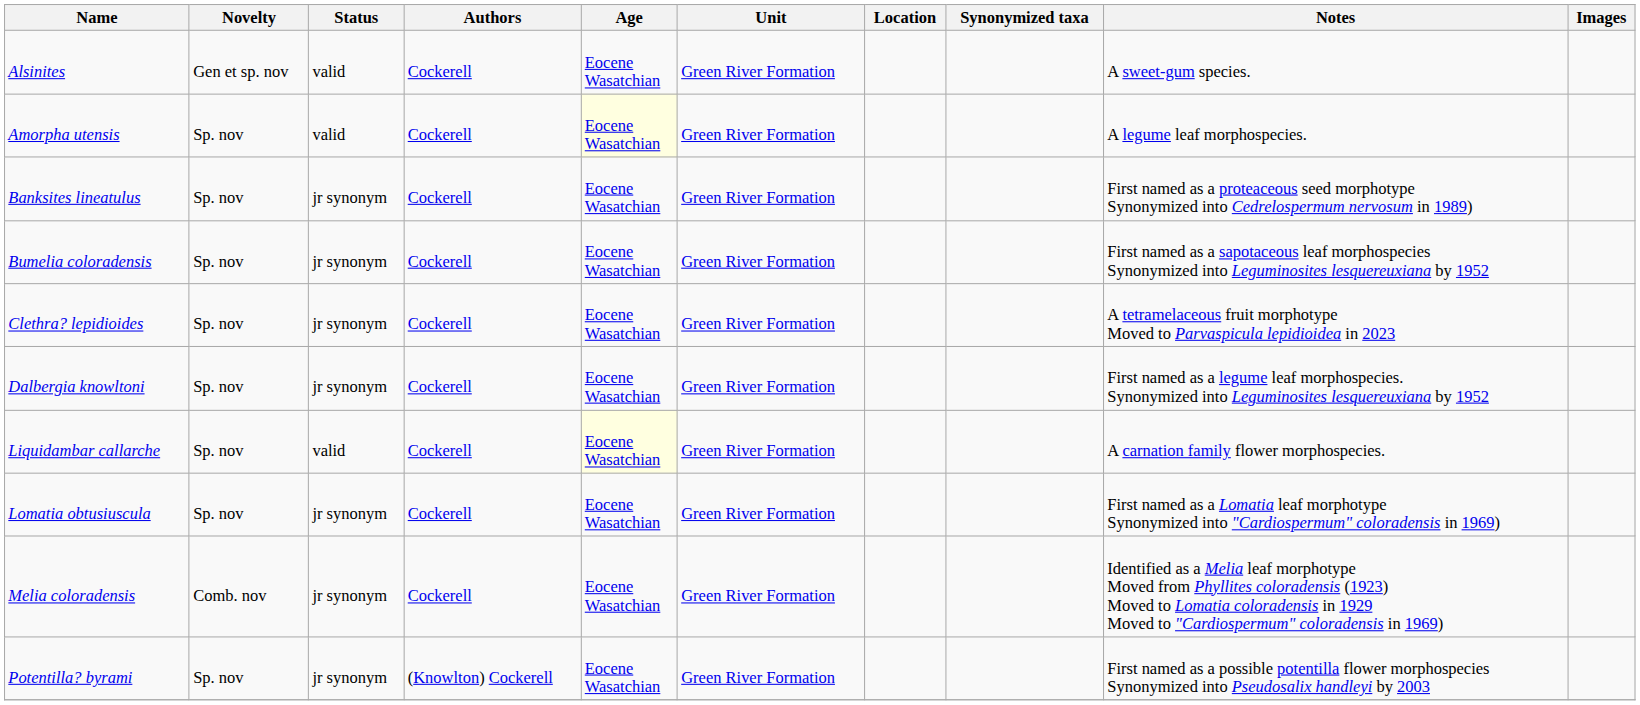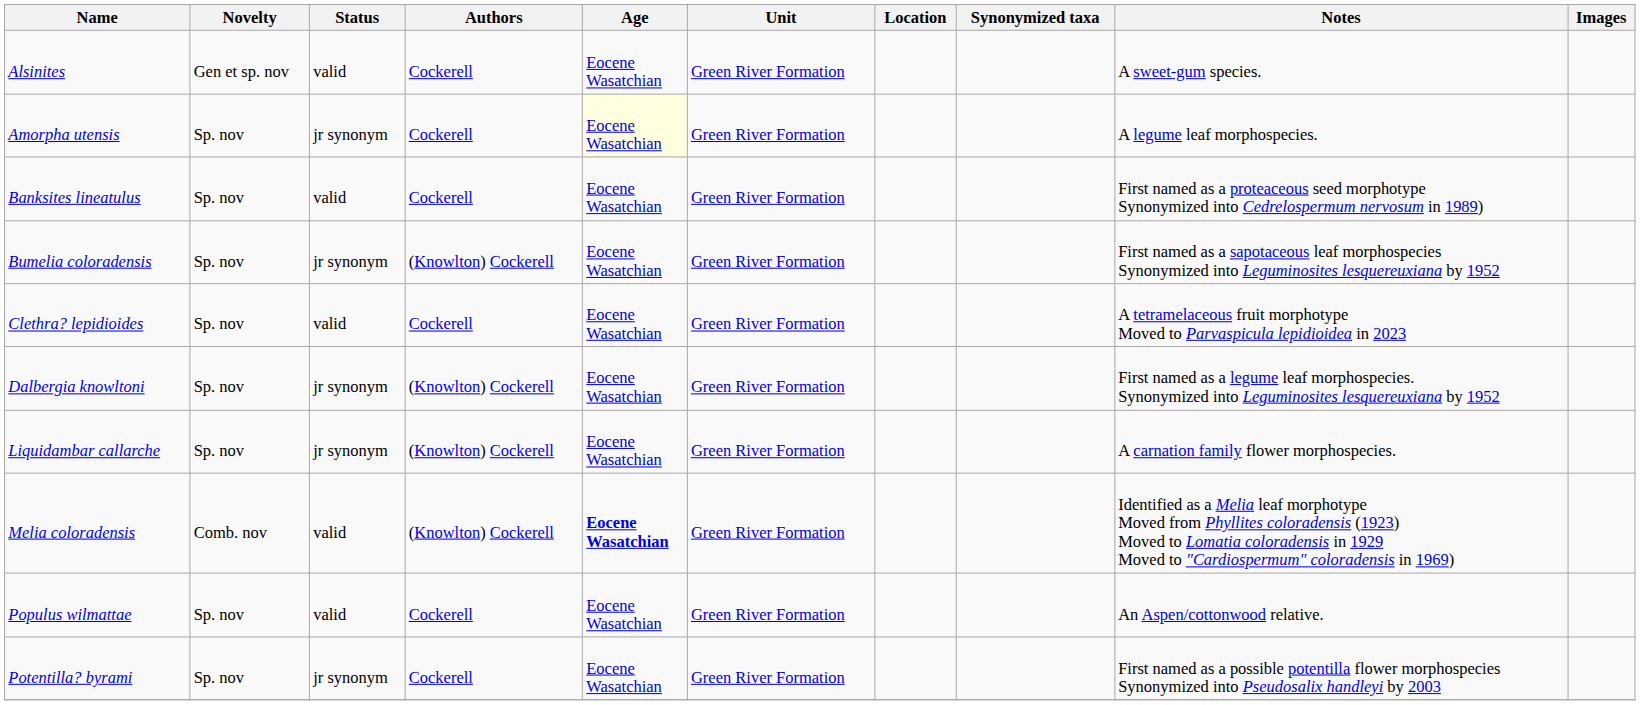(329, 134) valid -> (351, 134) jr synonym
(350, 197) jr synonym -> (330, 197) valid
(440, 261) Cockerell -> (481, 261) (Knowlton) Cockerell
(350, 324) jr synonym -> (330, 324) valid
(440, 387) Cockerell -> (481, 387) (Knowlton) Cockerell
(329, 450) valid -> (351, 450) jr synonym
(440, 450) Cockerell -> (481, 450) (Knowlton) Cockerell
(623, 450) lightyellow background -> (624, 450) no background
- row: (80, 514)
(350, 595) jr synonym -> (330, 532) valid
(440, 595) Cockerell -> (481, 532) (Knowlton) Cockerell
(623, 595) normal -> (628, 532) bold
+ row: (70, 614)
(480, 677) (Knowlton) Cockerell -> (441, 677) Cockerell
